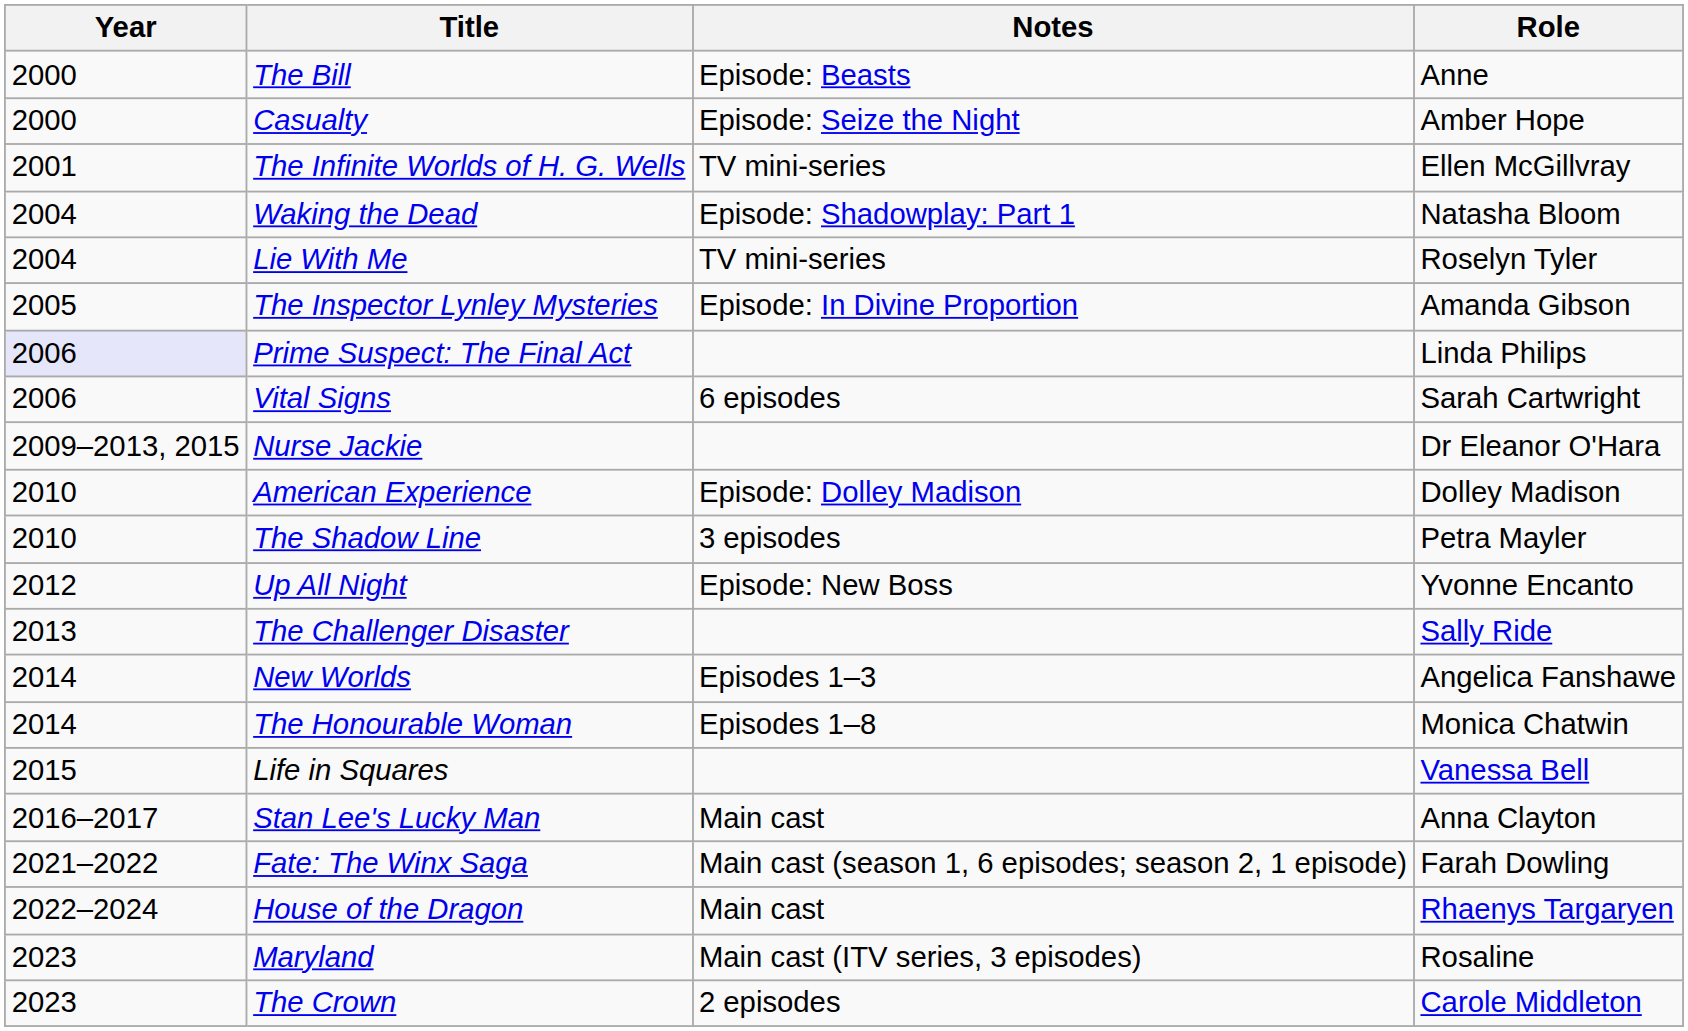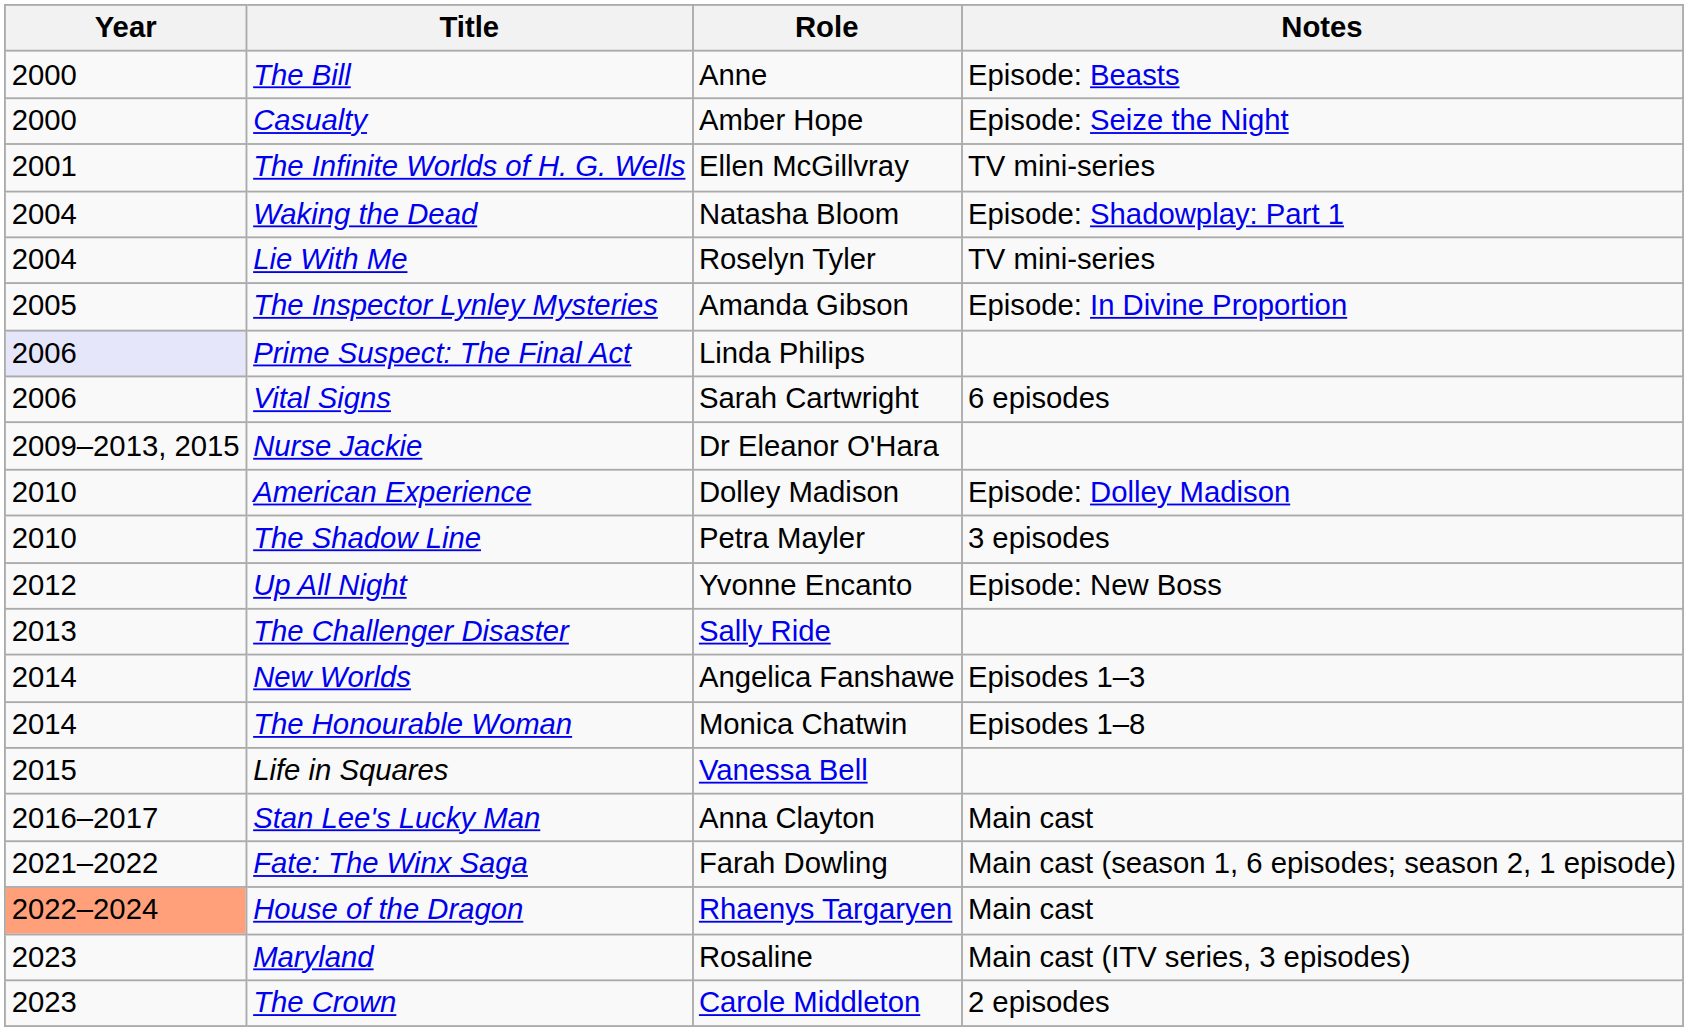columns swapped: (1548, 27) <-> (1053, 27)
(85, 910) no background -> (85, 910) lightsalmon background
